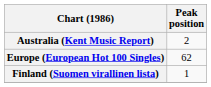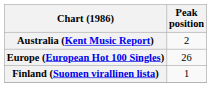(187, 57) 62 -> (187, 57) 26
